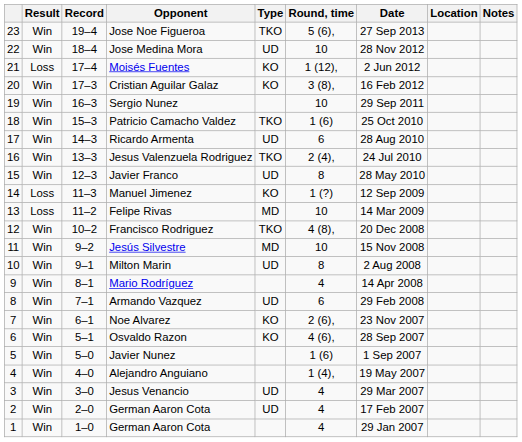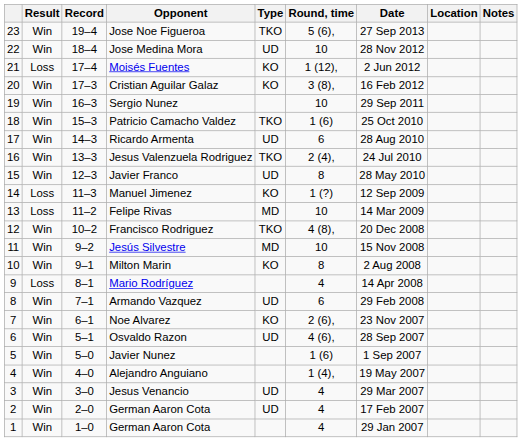(270, 265) UD -> (270, 265) KO
(42, 283) Win -> (42, 283) Loss
(270, 337) KO -> (270, 337) UD
